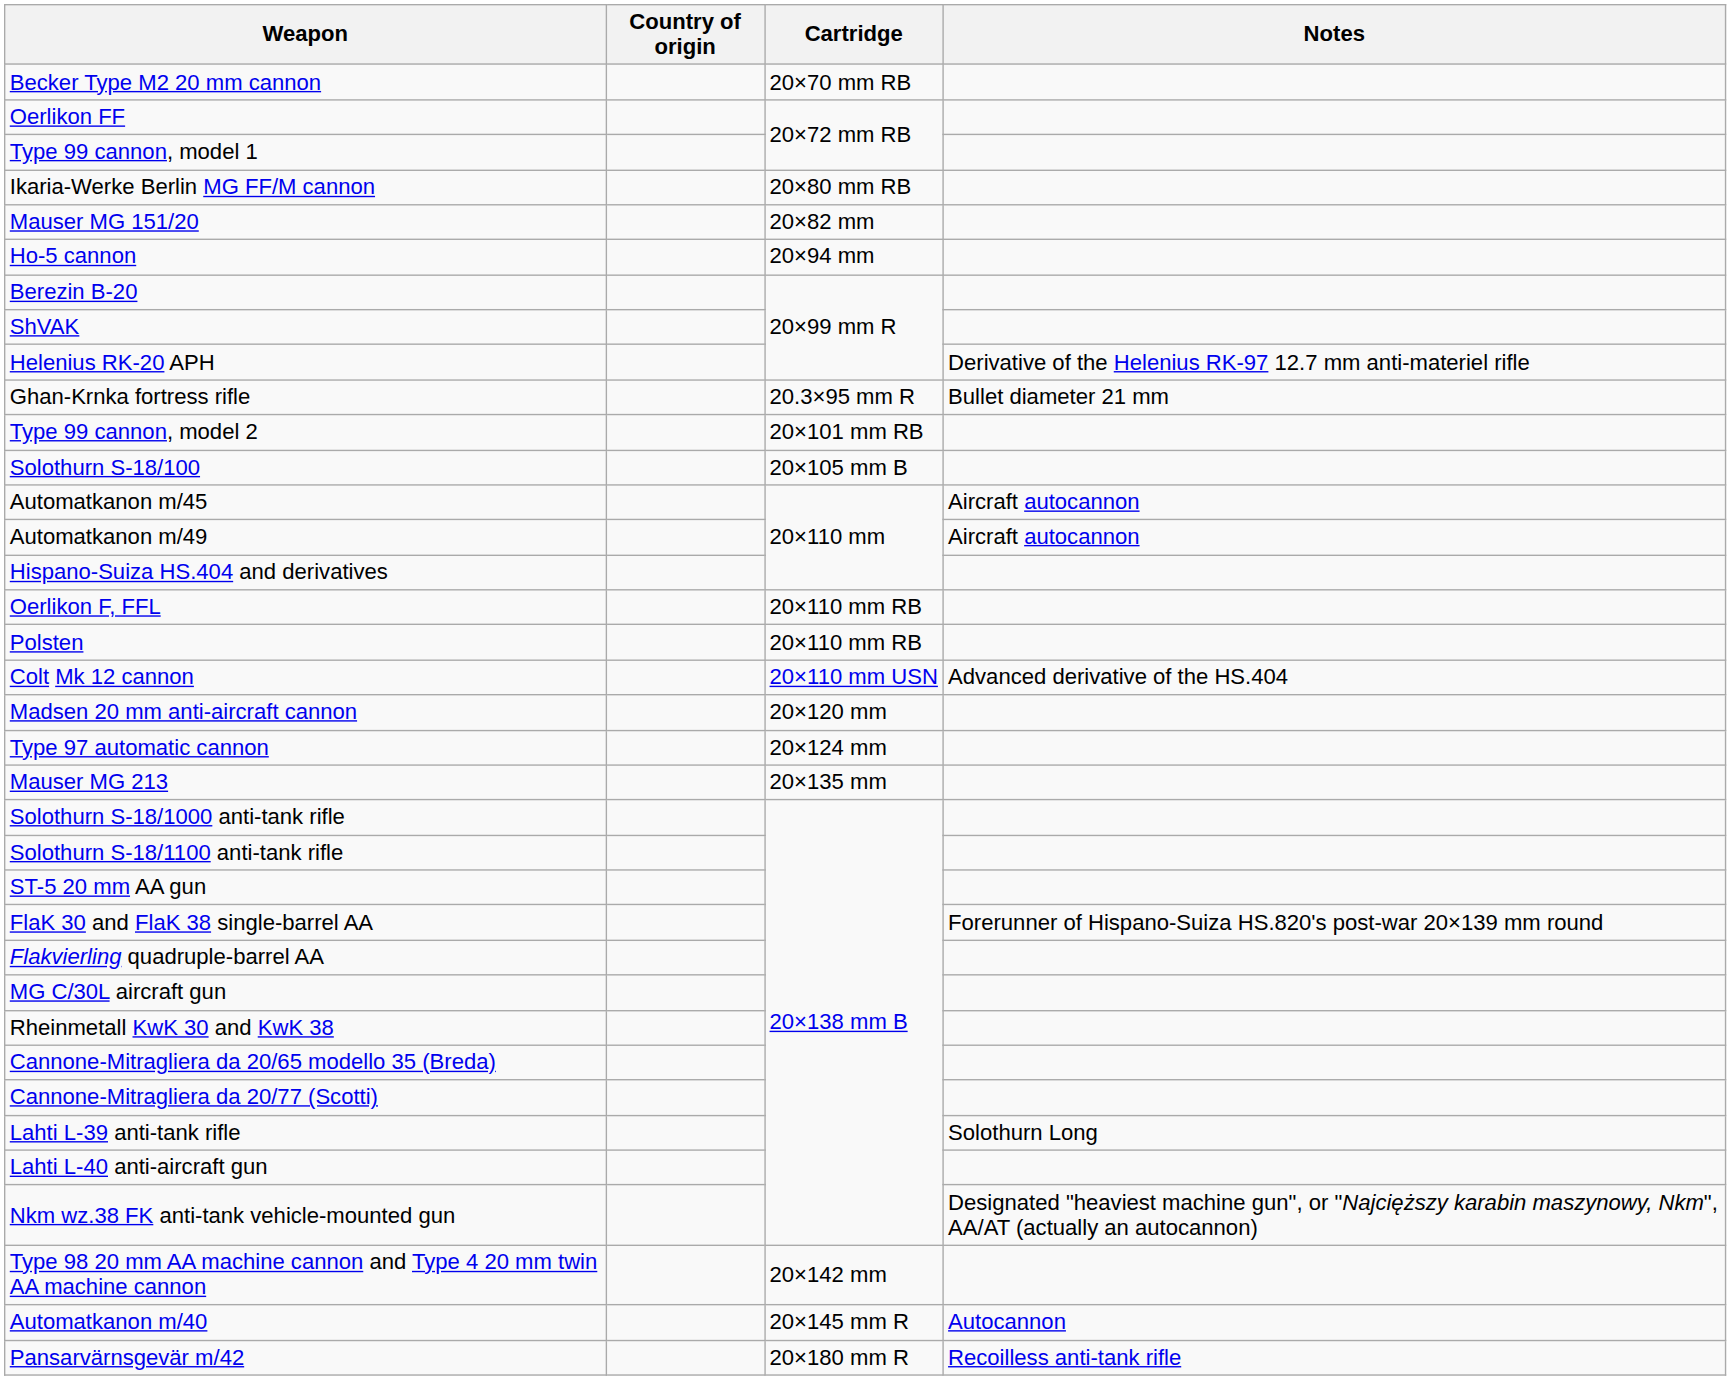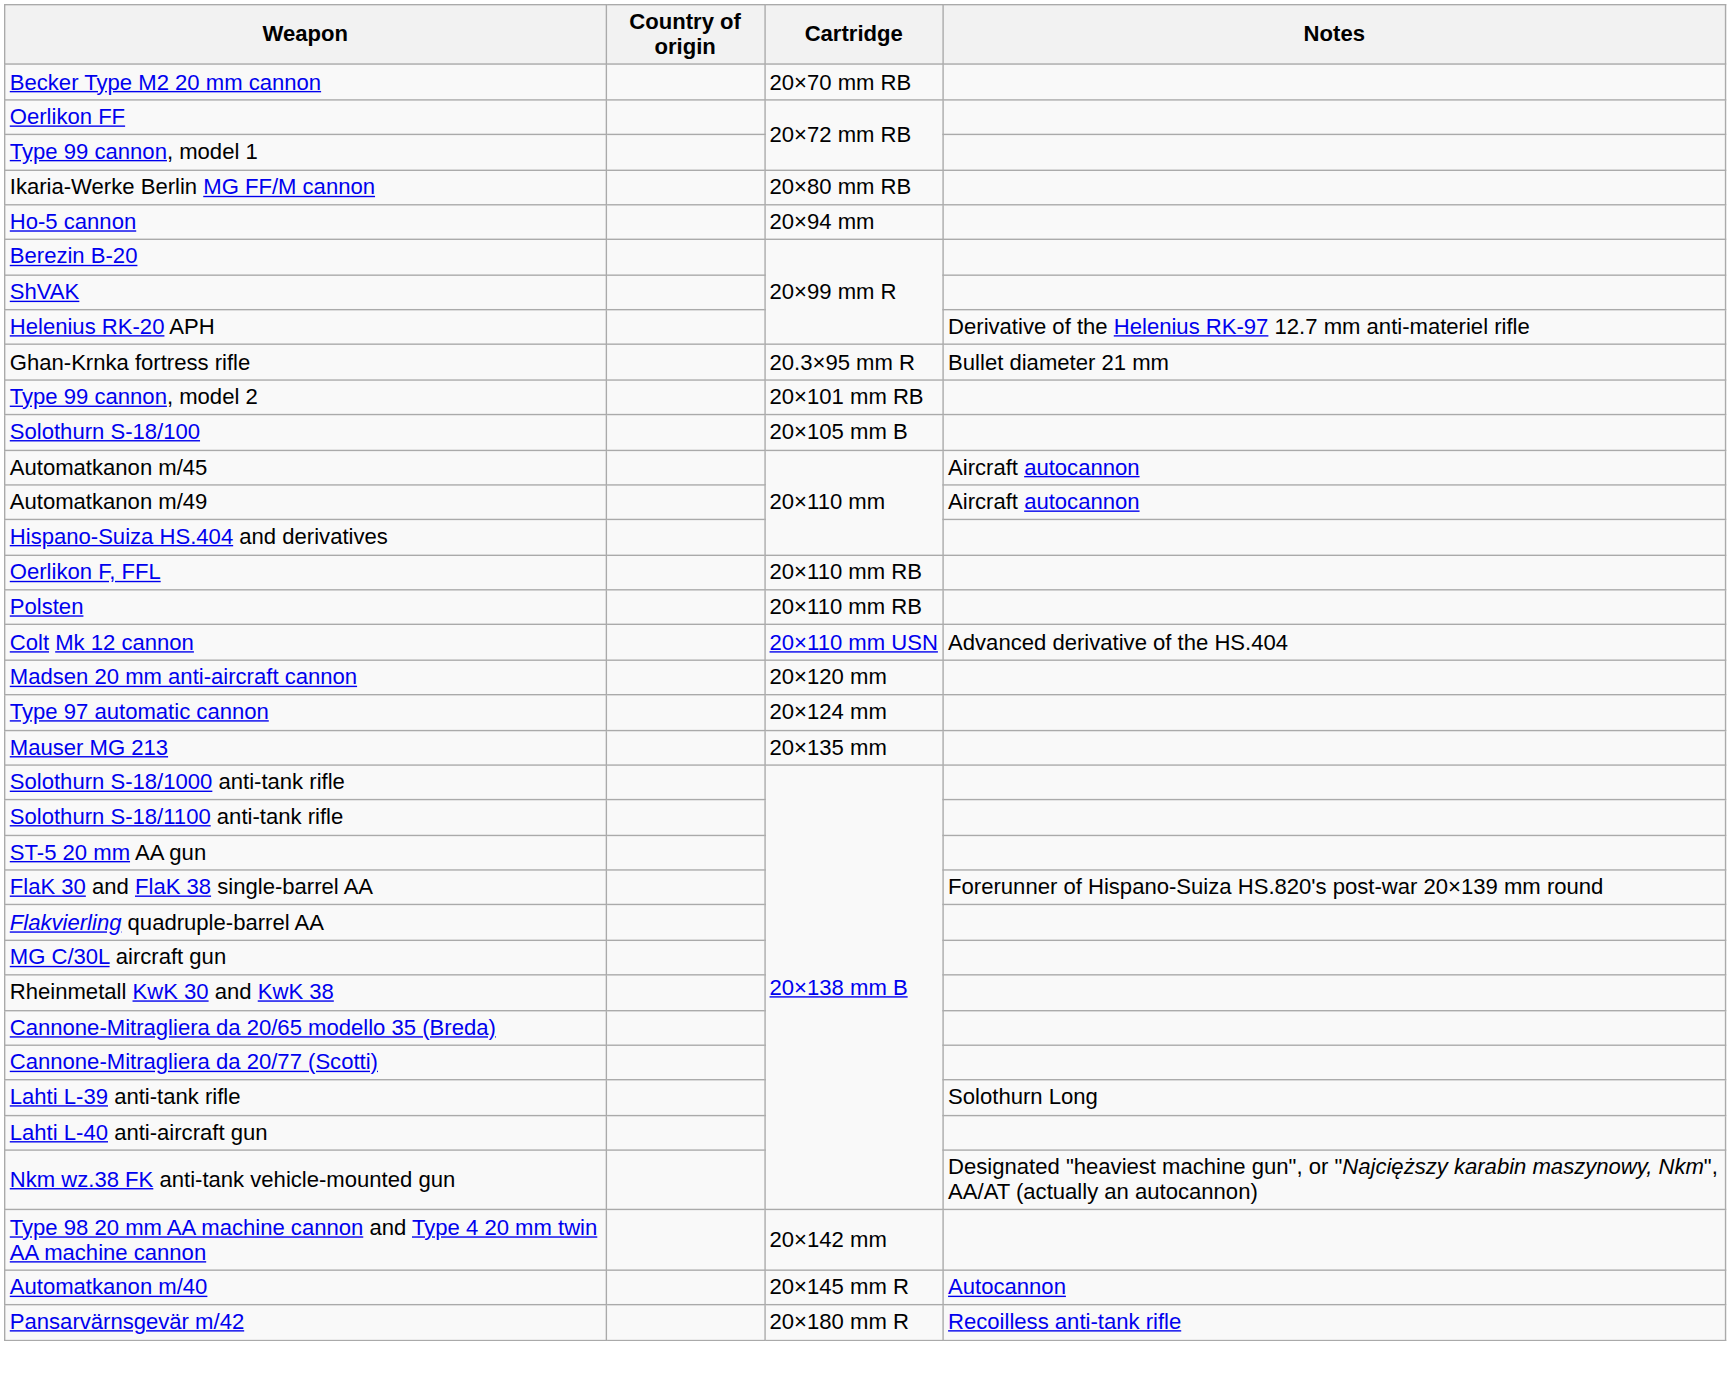- row: (104, 221)
